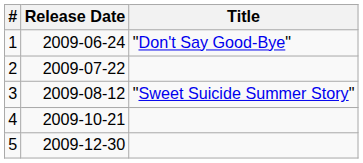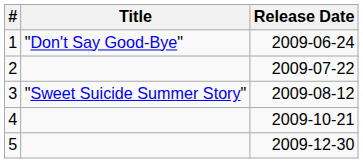columns swapped: (244, 17) <-> (75, 17)
